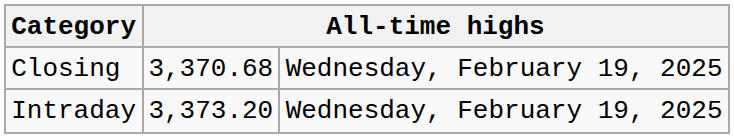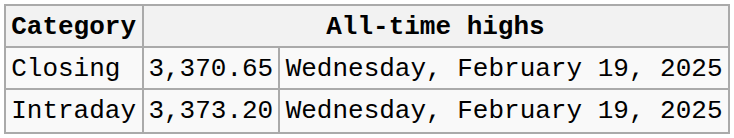(211, 69) 3,370.68 -> (211, 69) 3,370.65
